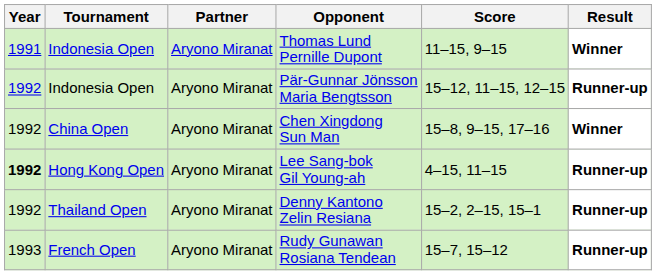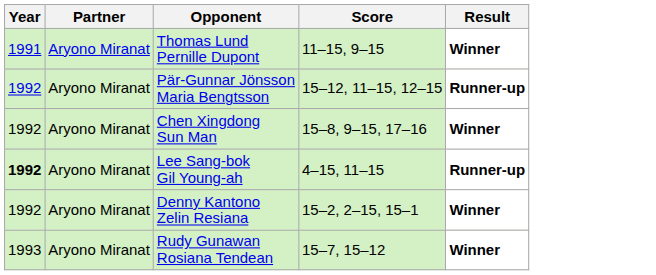- column: (106, 17)
(610, 210) Runner-up -> (475, 210) Winner
(610, 250) Runner-up -> (475, 250) Winner
